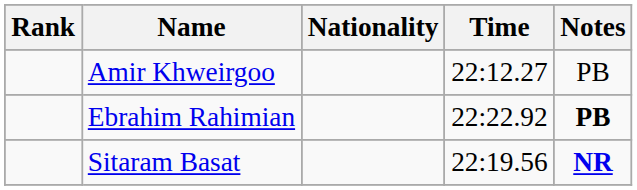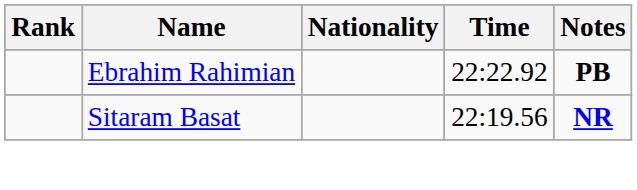- row: (181, 72)
